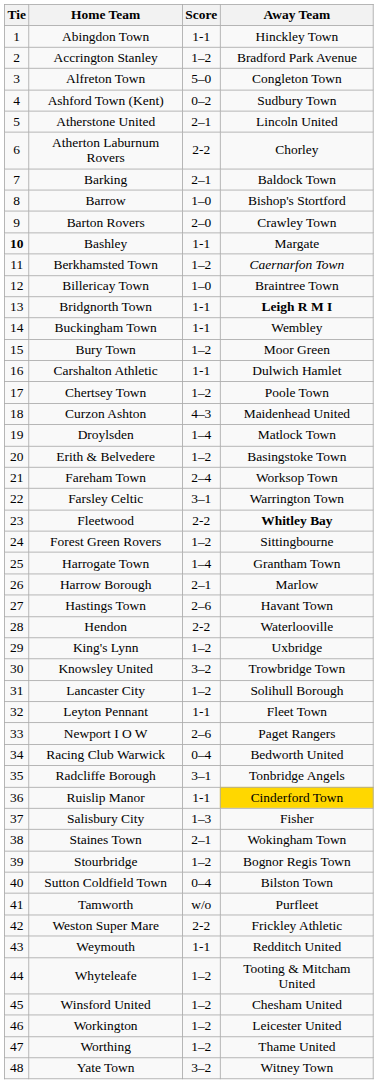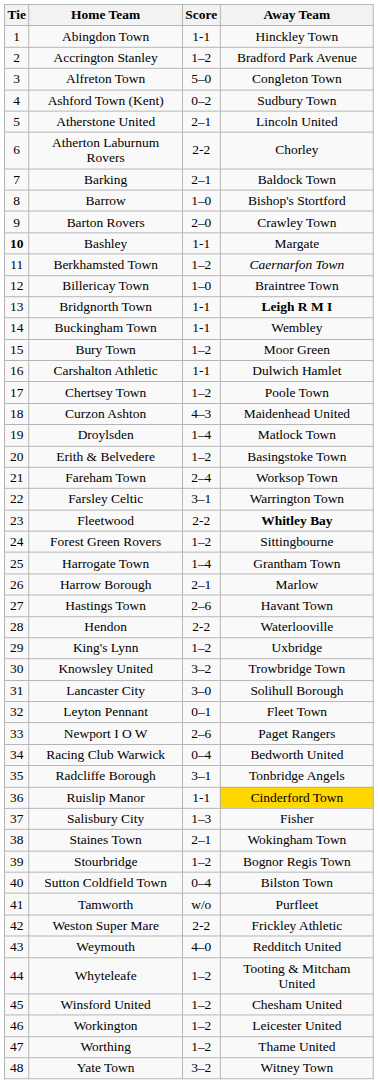(201, 691) 1–2 -> (201, 691) 3–0
(201, 712) 1-1 -> (201, 712) 0–1
(201, 946) 1-1 -> (201, 946) 4–0
